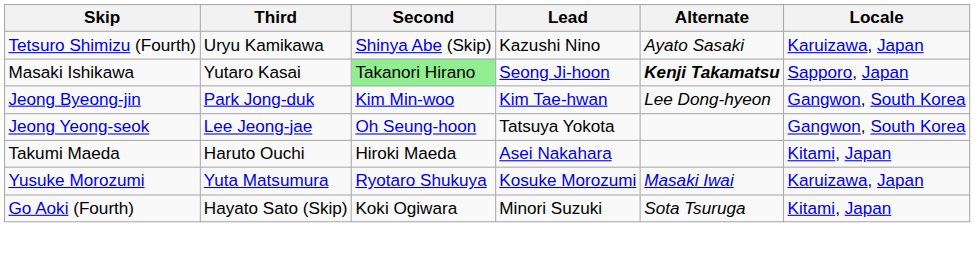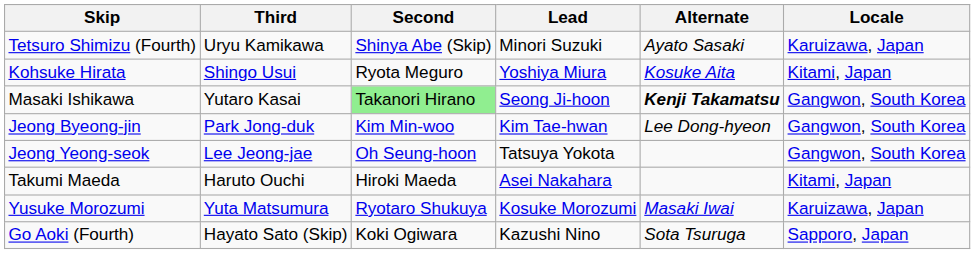(550, 45) Kazushi Nino -> (551, 45) Minori Suzuki
+ row: (67, 72)
(848, 72) Sapporo, Japan -> (877, 99) Gangwon, South Korea
(551, 208) Minori Suzuki -> (550, 235) Kazushi Nino
(839, 208) Kitami, Japan -> (848, 235) Sapporo, Japan
